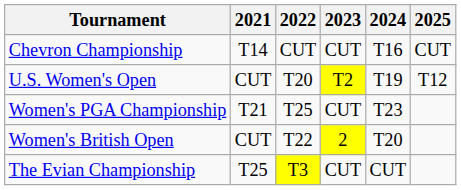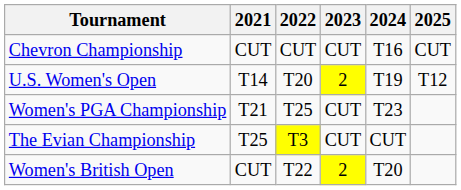(253, 49) T14 -> (253, 49) CUT
(253, 79) CUT -> (253, 79) T14
(343, 79) T2 -> (343, 79) 2
rows swapped: (102, 170) <-> (91, 140)
